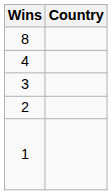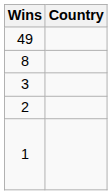+ row: (25, 38)
- row: (25, 61)
